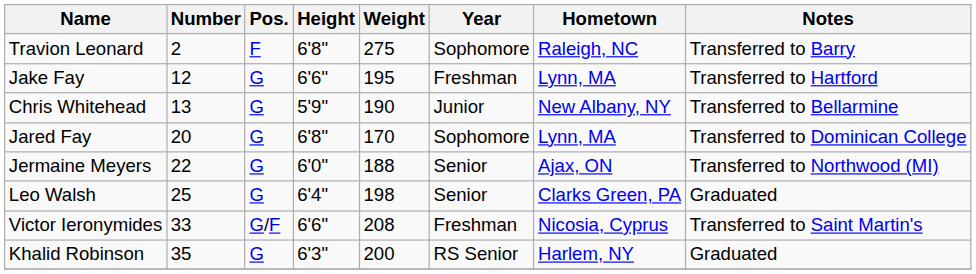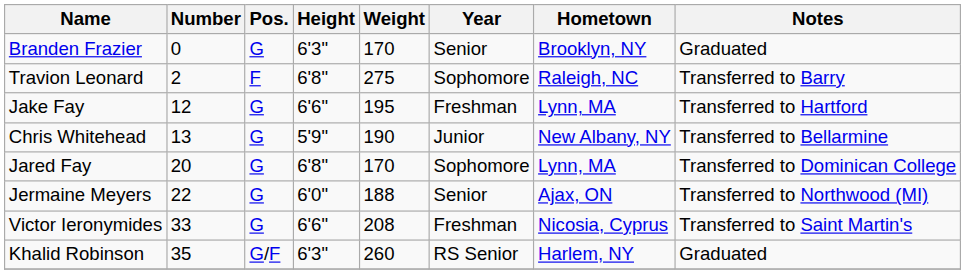+ row: (75, 48)
- row: (52, 195)
(265, 225) G/F -> (257, 225) G
(257, 254) G -> (265, 254) G/F
(379, 254) 200 -> (379, 254) 260
